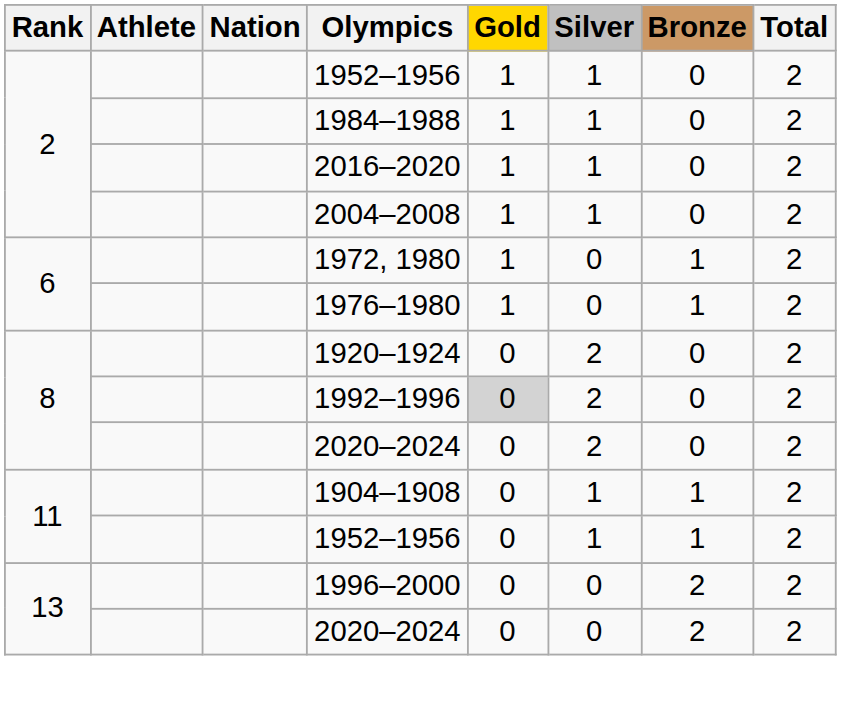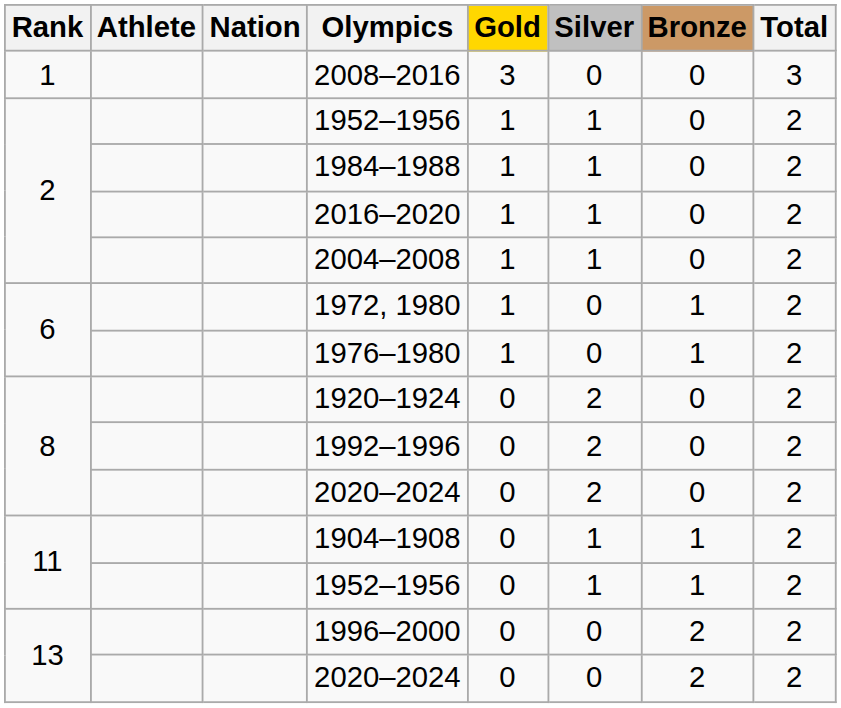+ row: (47, 74)
(508, 399) lightgrey background -> (508, 445) no background
